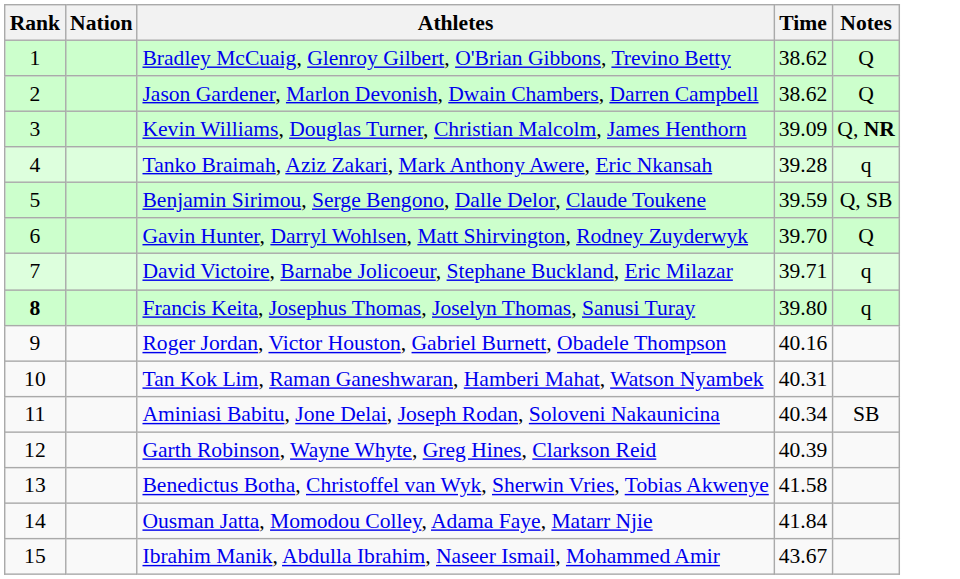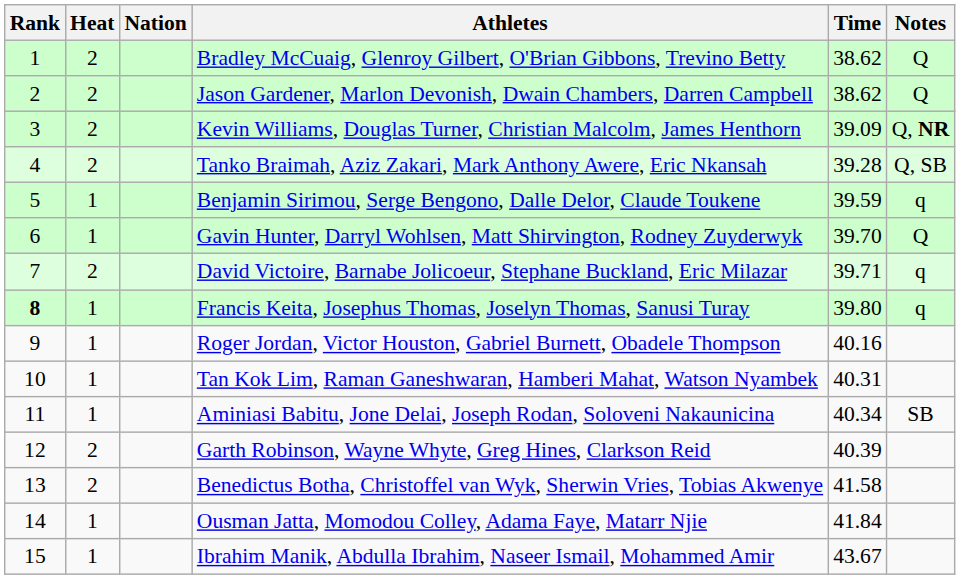+ column: (92, 22)
(866, 164) q -> (920, 164) Q, SB
(866, 200) Q, SB -> (920, 200) q
